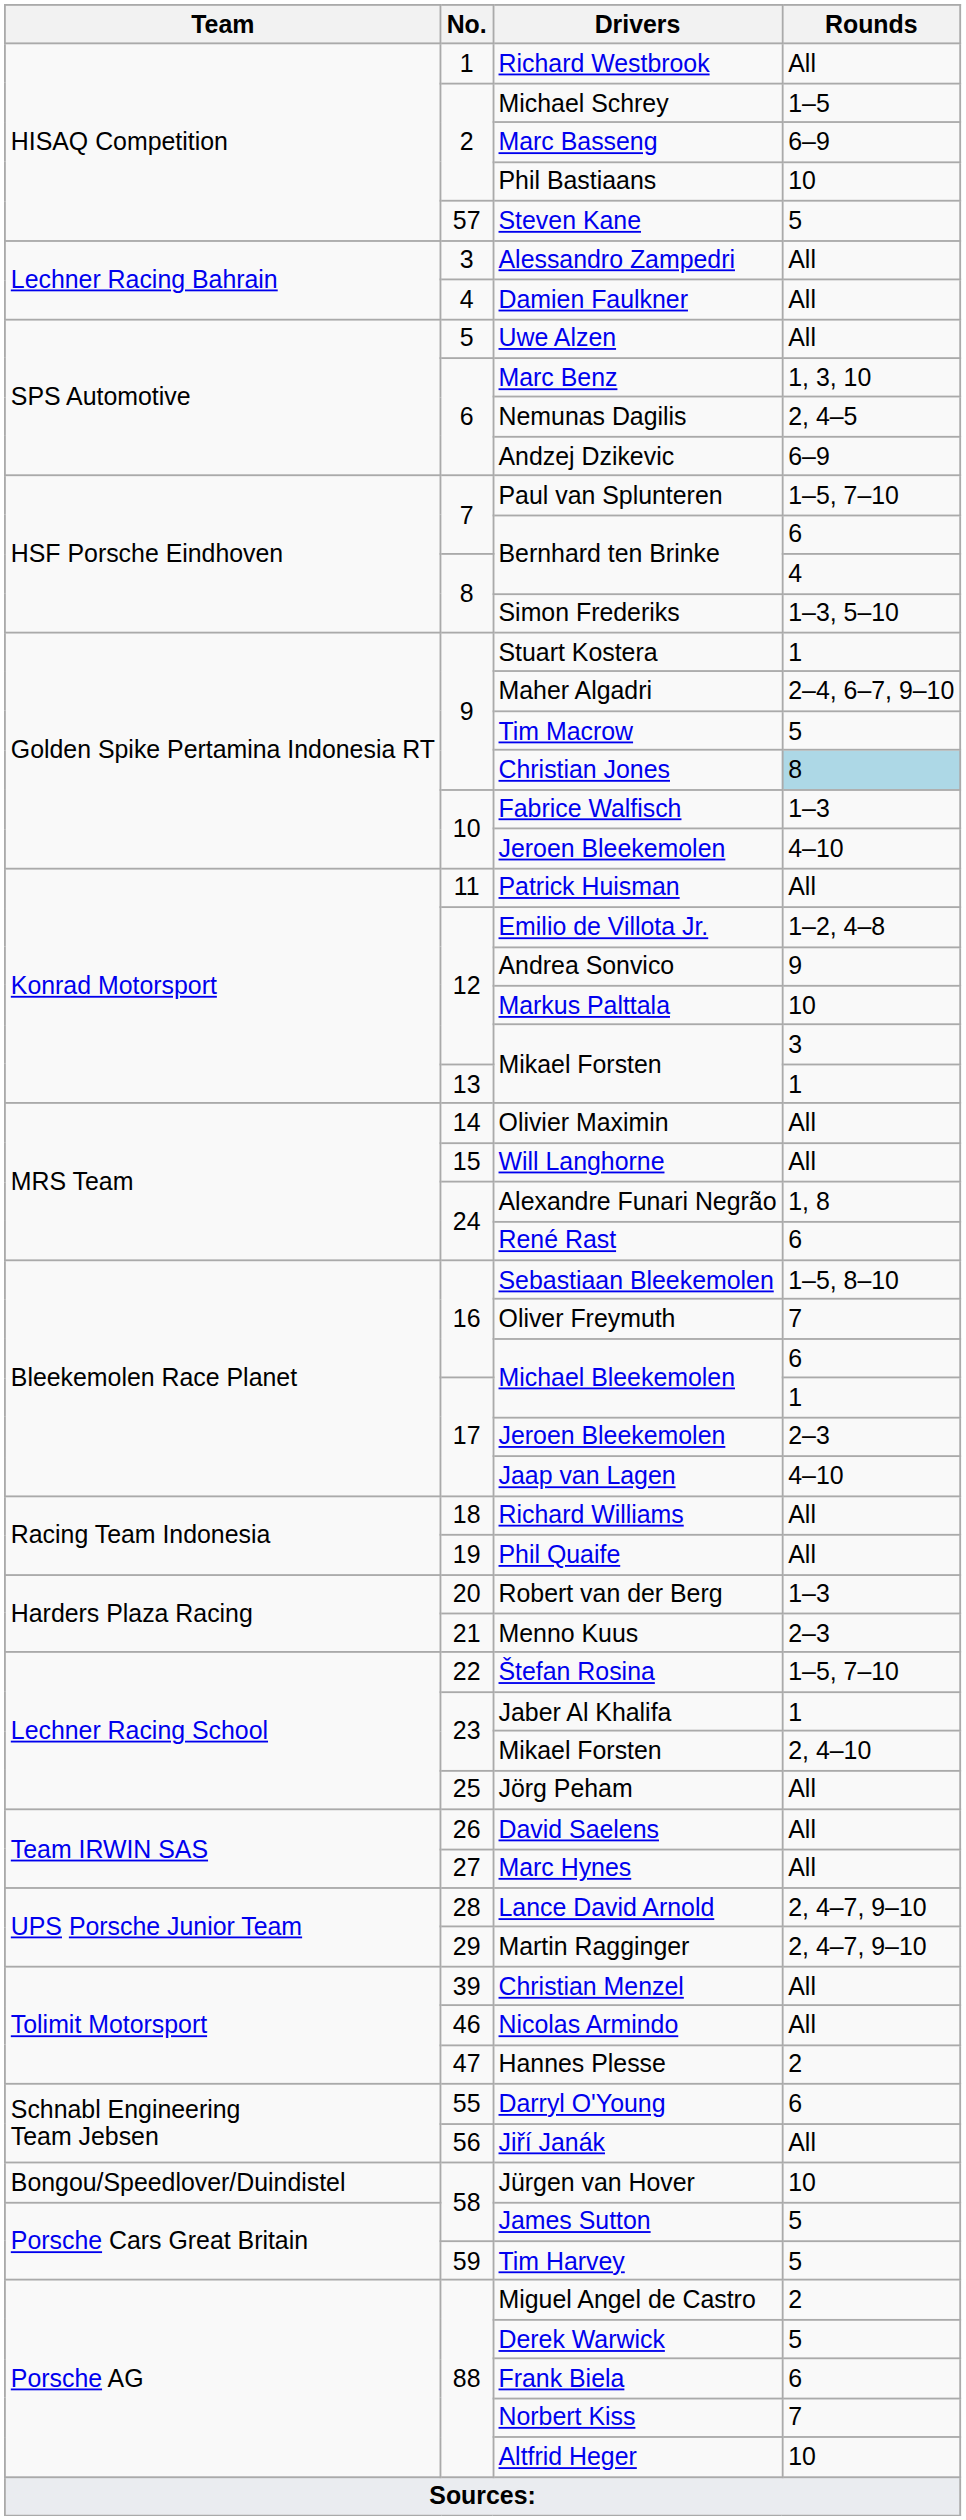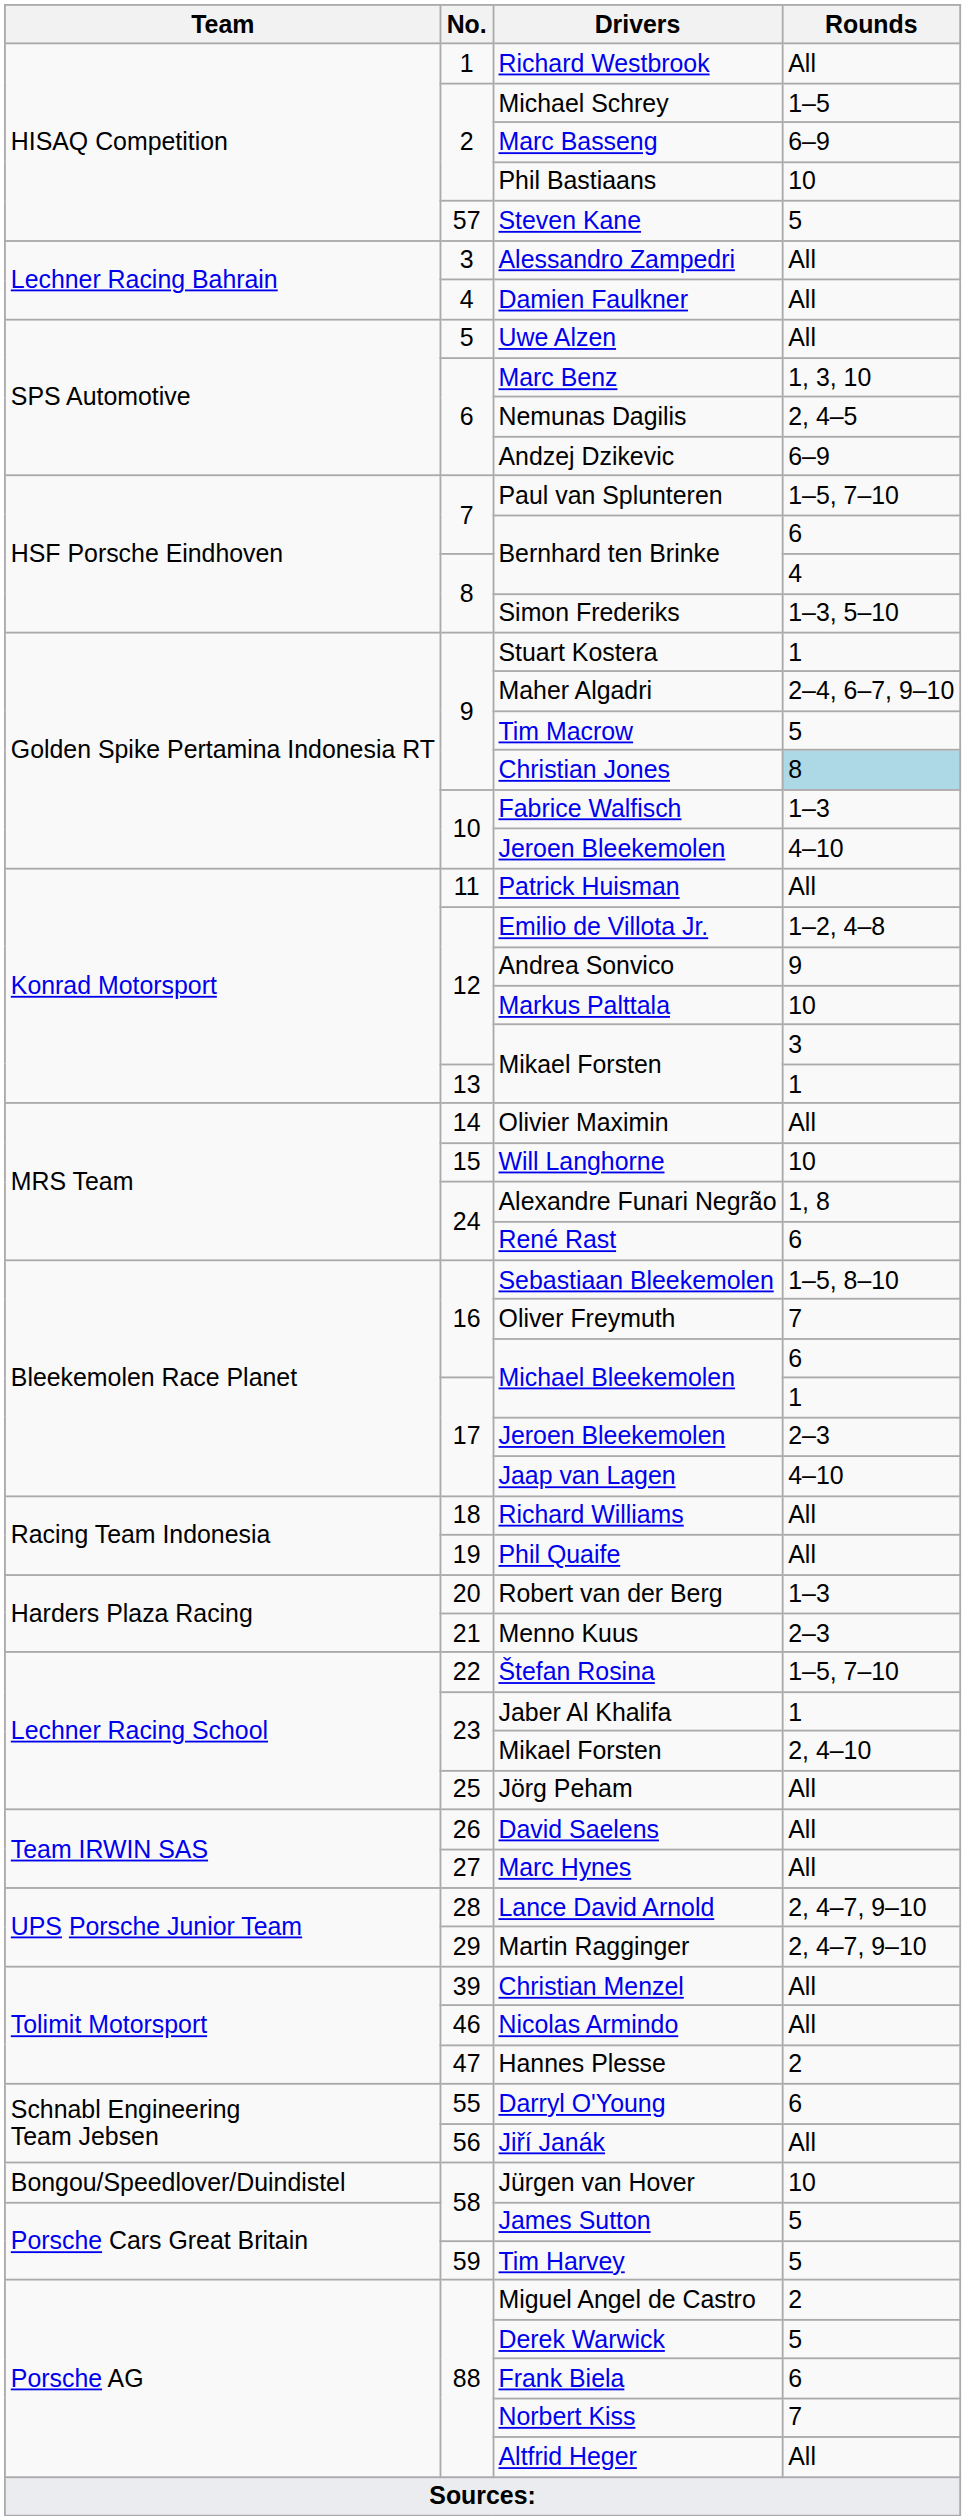(802, 1162) All -> (802, 1162) 10
(802, 2456) 10 -> (802, 2456) All
